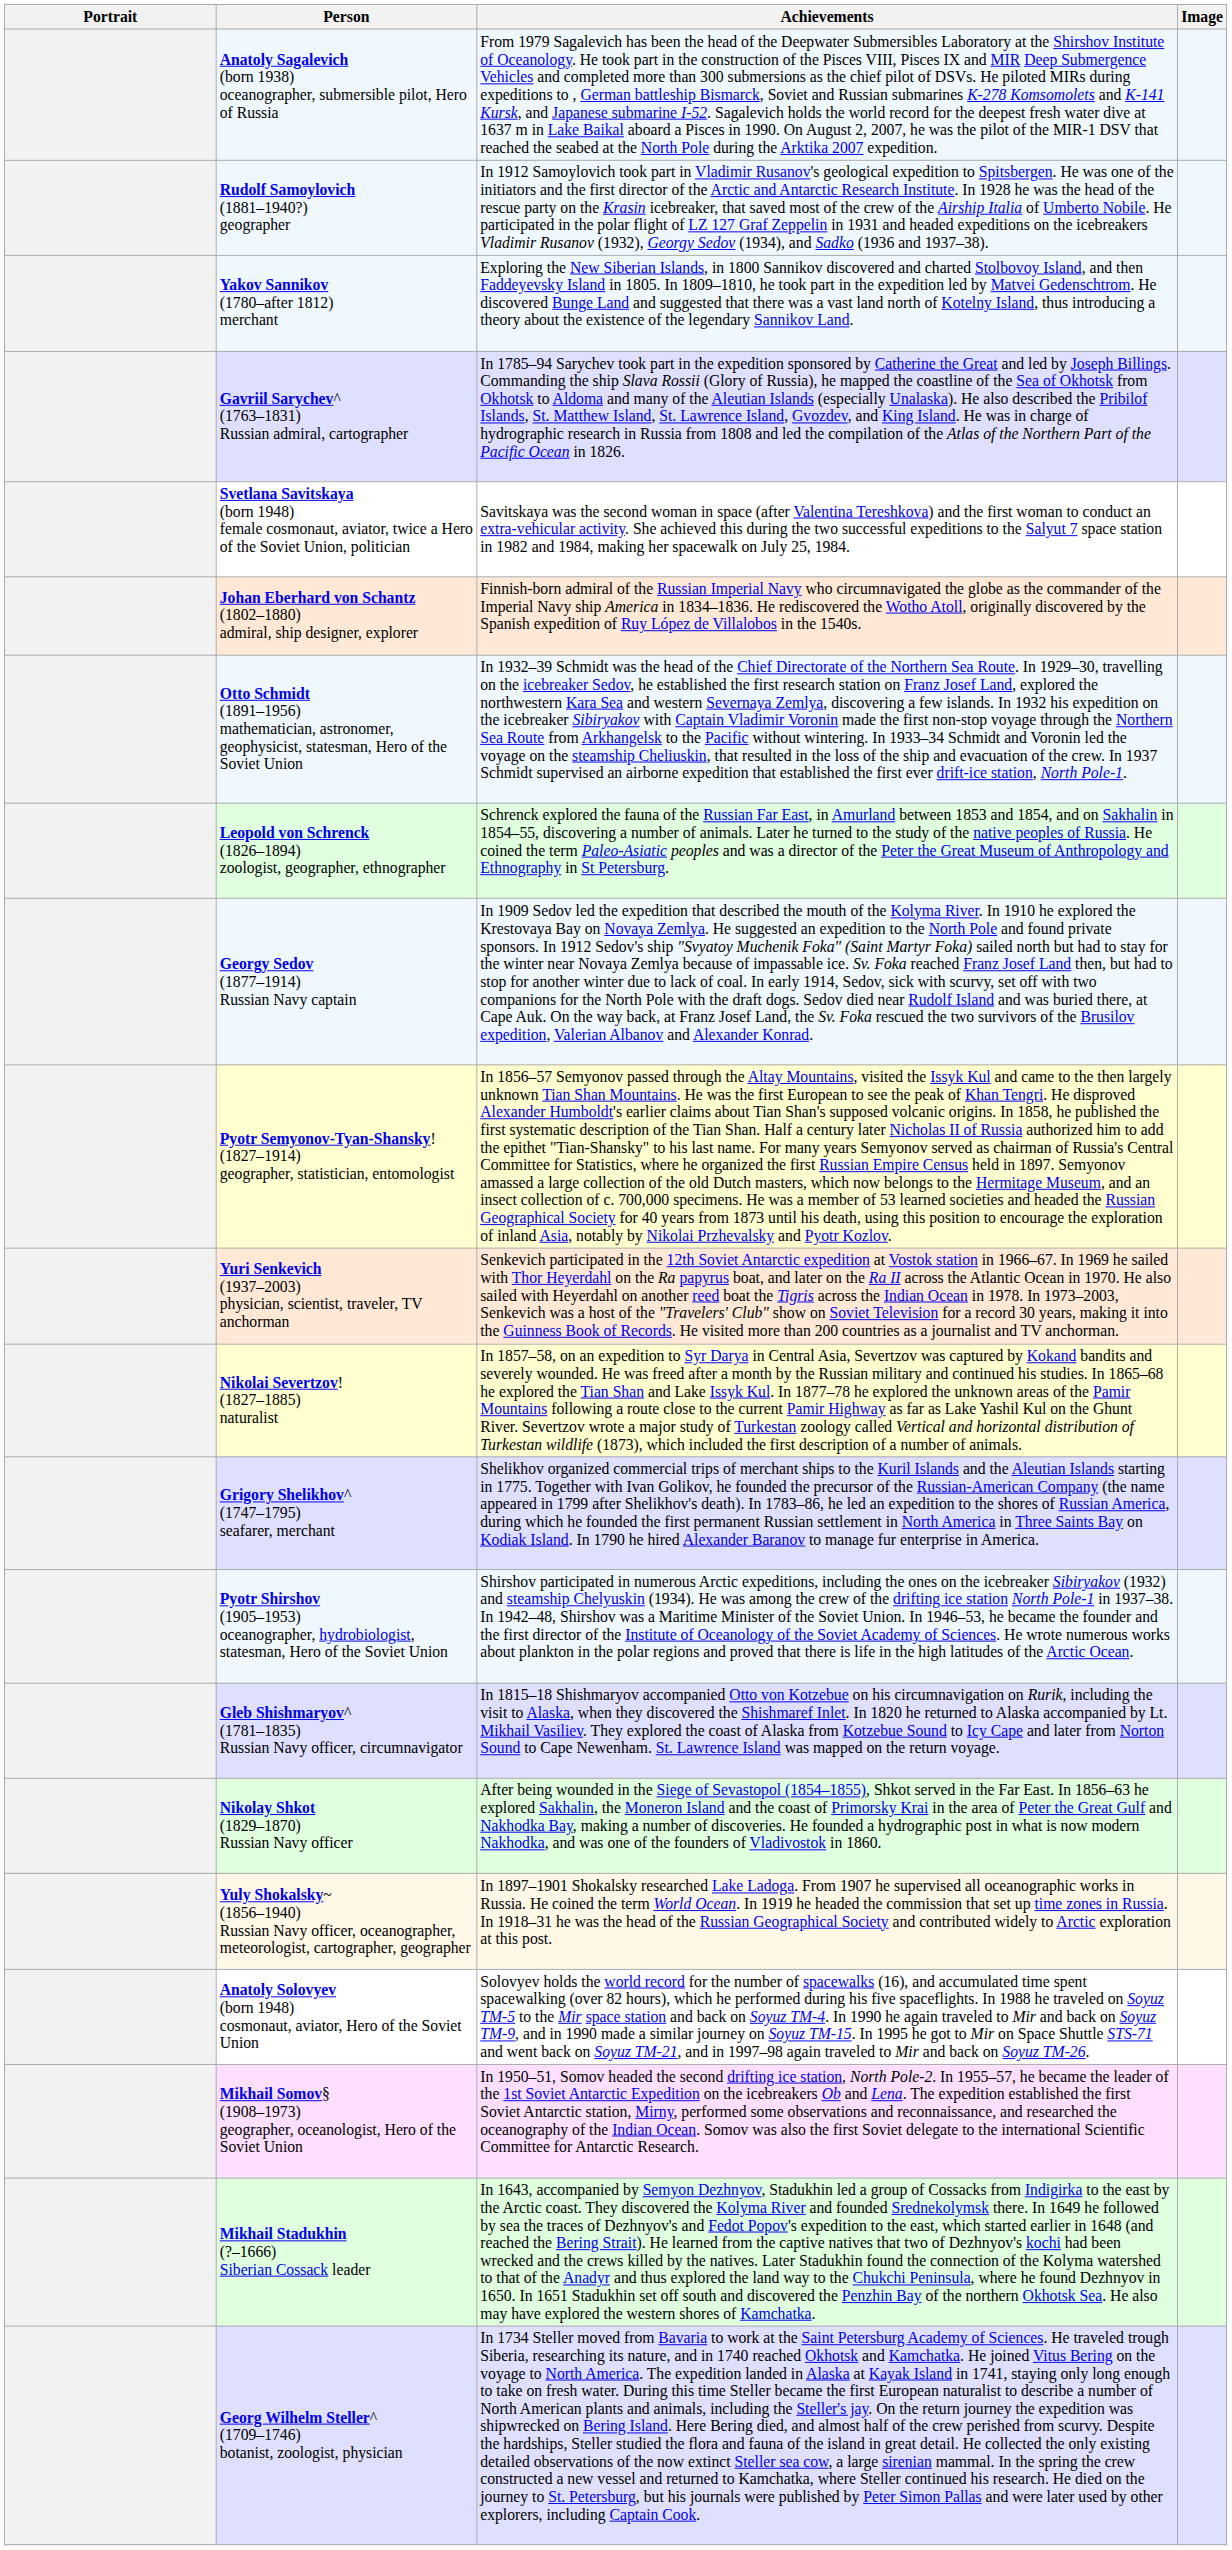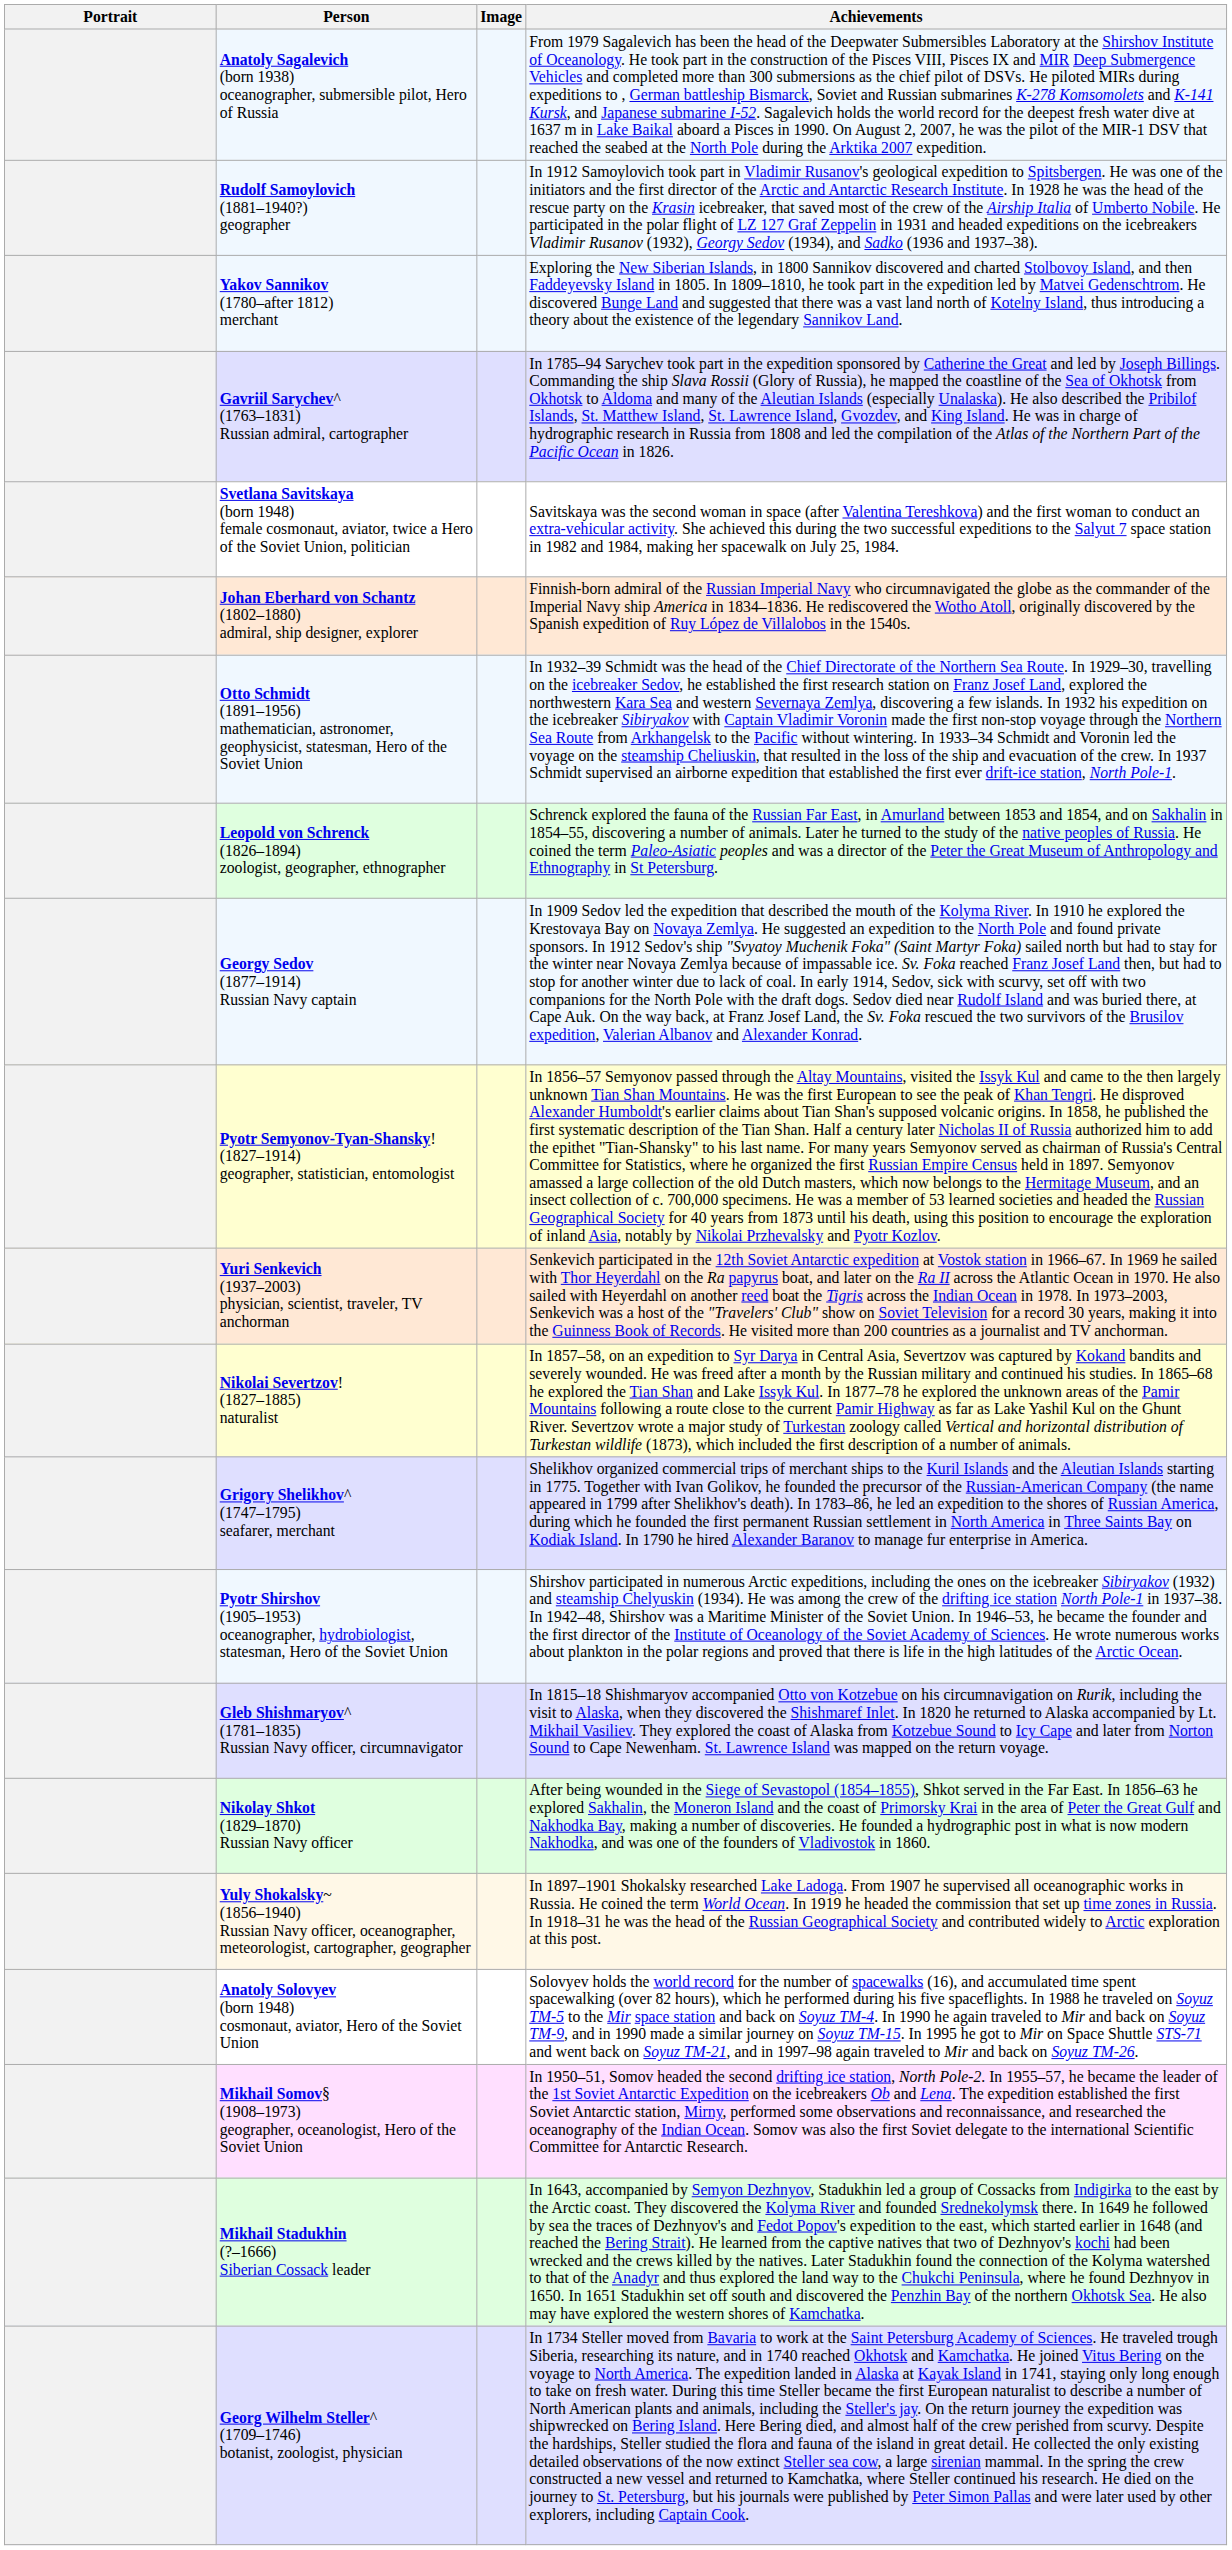columns swapped: (827, 16) <-> (1202, 16)
